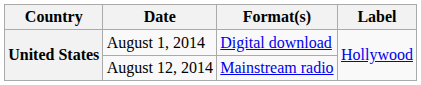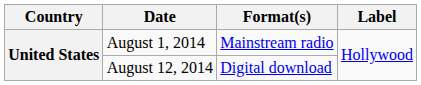(276, 42) Digital download -> (277, 42) Mainstream radio
(277, 67) Mainstream radio -> (276, 67) Digital download
